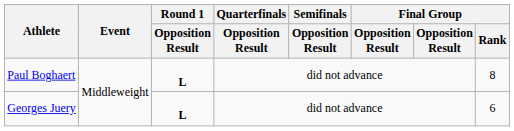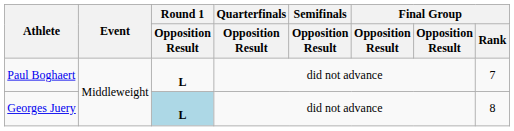(492, 74) 8 -> (492, 74) 7
(183, 115) no background -> (183, 115) lightblue background
(492, 108) 6 -> (492, 108) 8
